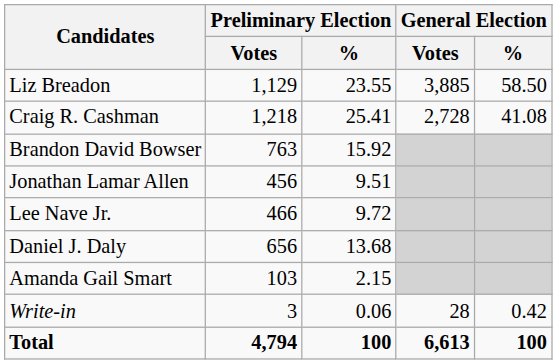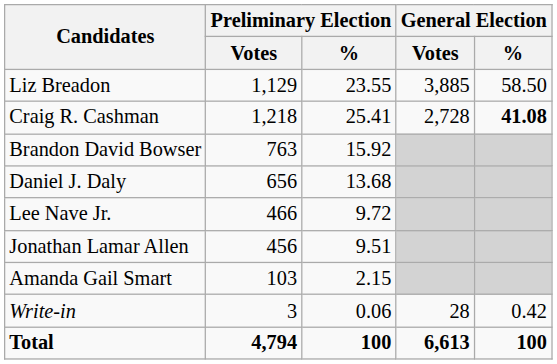(524, 117) normal -> (524, 117) bold
rows swapped: (68, 246) <-> (99, 181)
